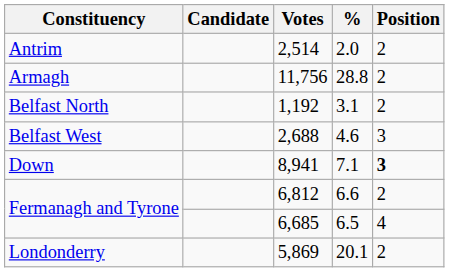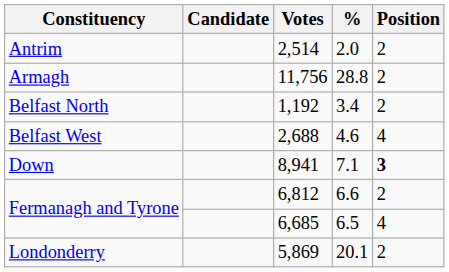(348, 106) 3.1 -> (348, 106) 3.4
(381, 135) 3 -> (381, 135) 4
